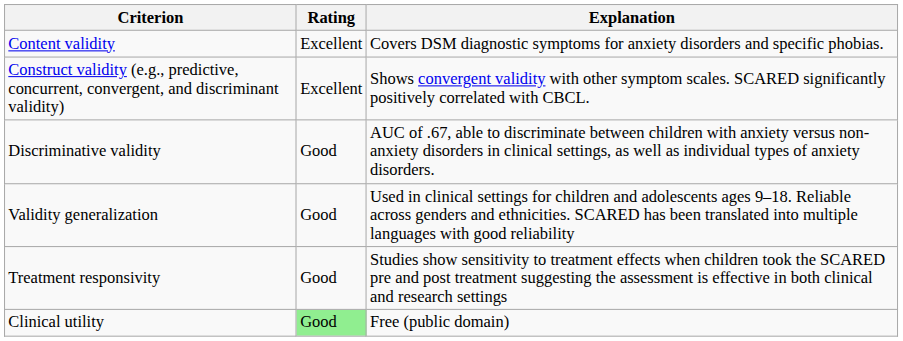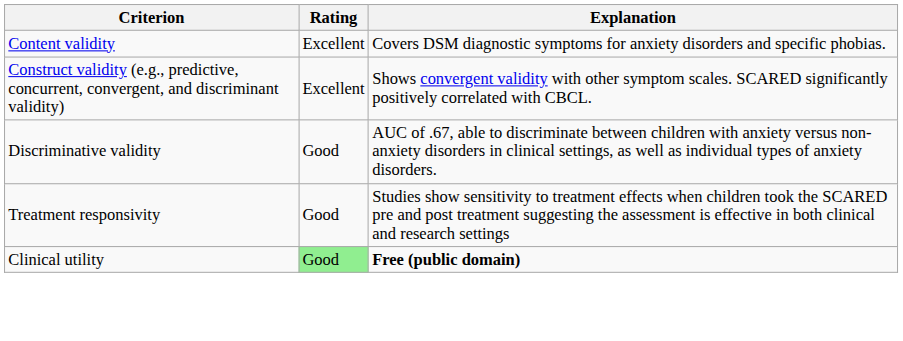- row: (83, 214)
(440, 322) normal -> (446, 259) bold
